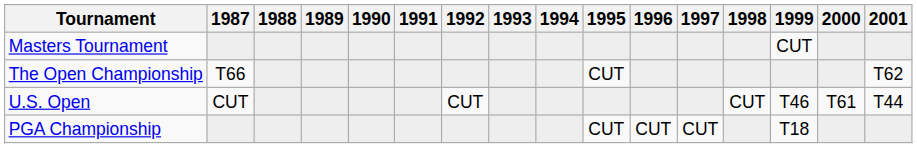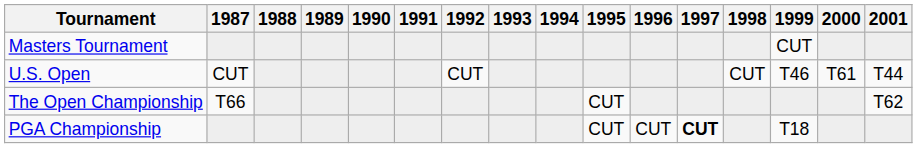rows swapped: (49, 102) <-> (106, 74)
(700, 129) normal -> (700, 129) bold
